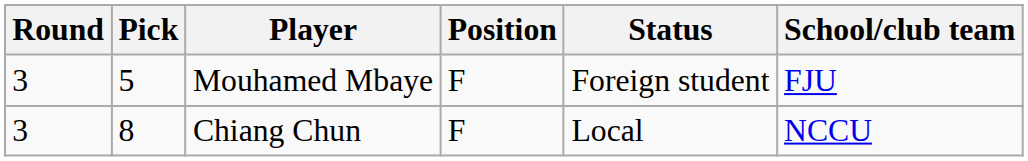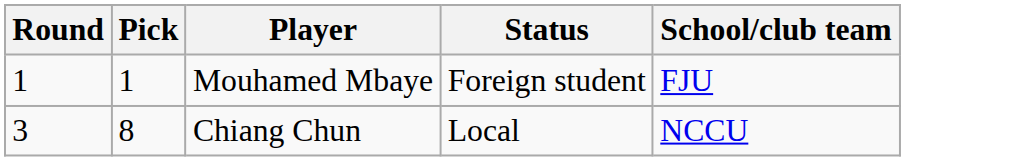- column: (502, 29)
(20, 79) 3 -> (20, 79) 1
(126, 79) 5 -> (126, 79) 1
